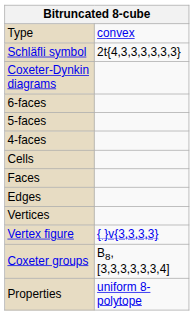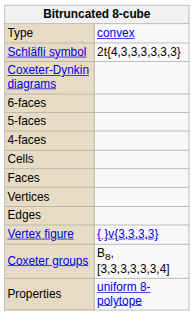rows swapped: (24, 197) <-> (28, 215)
